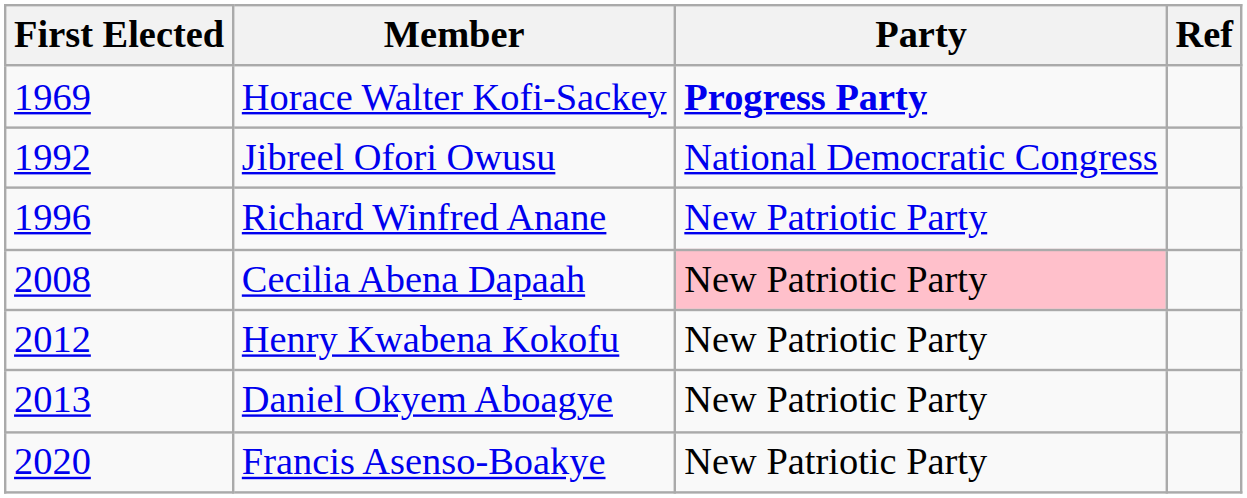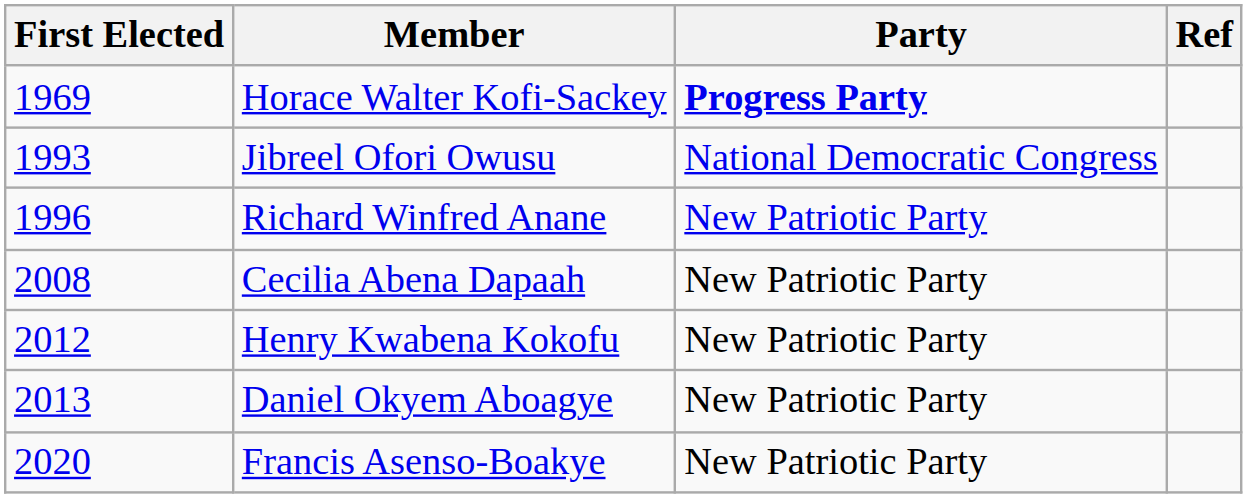(52, 156) 1992 -> (52, 156) 1993
(836, 278) pink background -> (836, 278) no background
